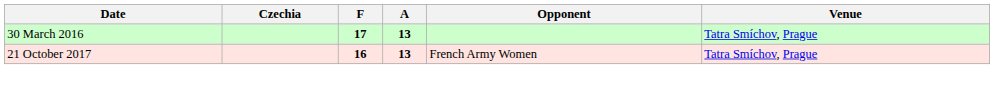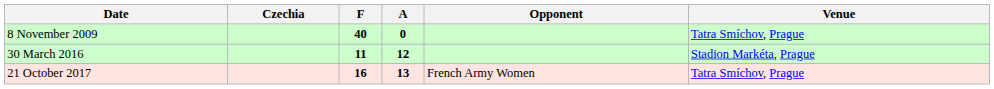+ row: (52, 34)
(360, 34) 17 -> (361, 53) 11
(404, 34) 13 -> (403, 53) 12
(761, 34) Tatra Smíchov, Prague -> (753, 53) Stadion Markéta, Prague
